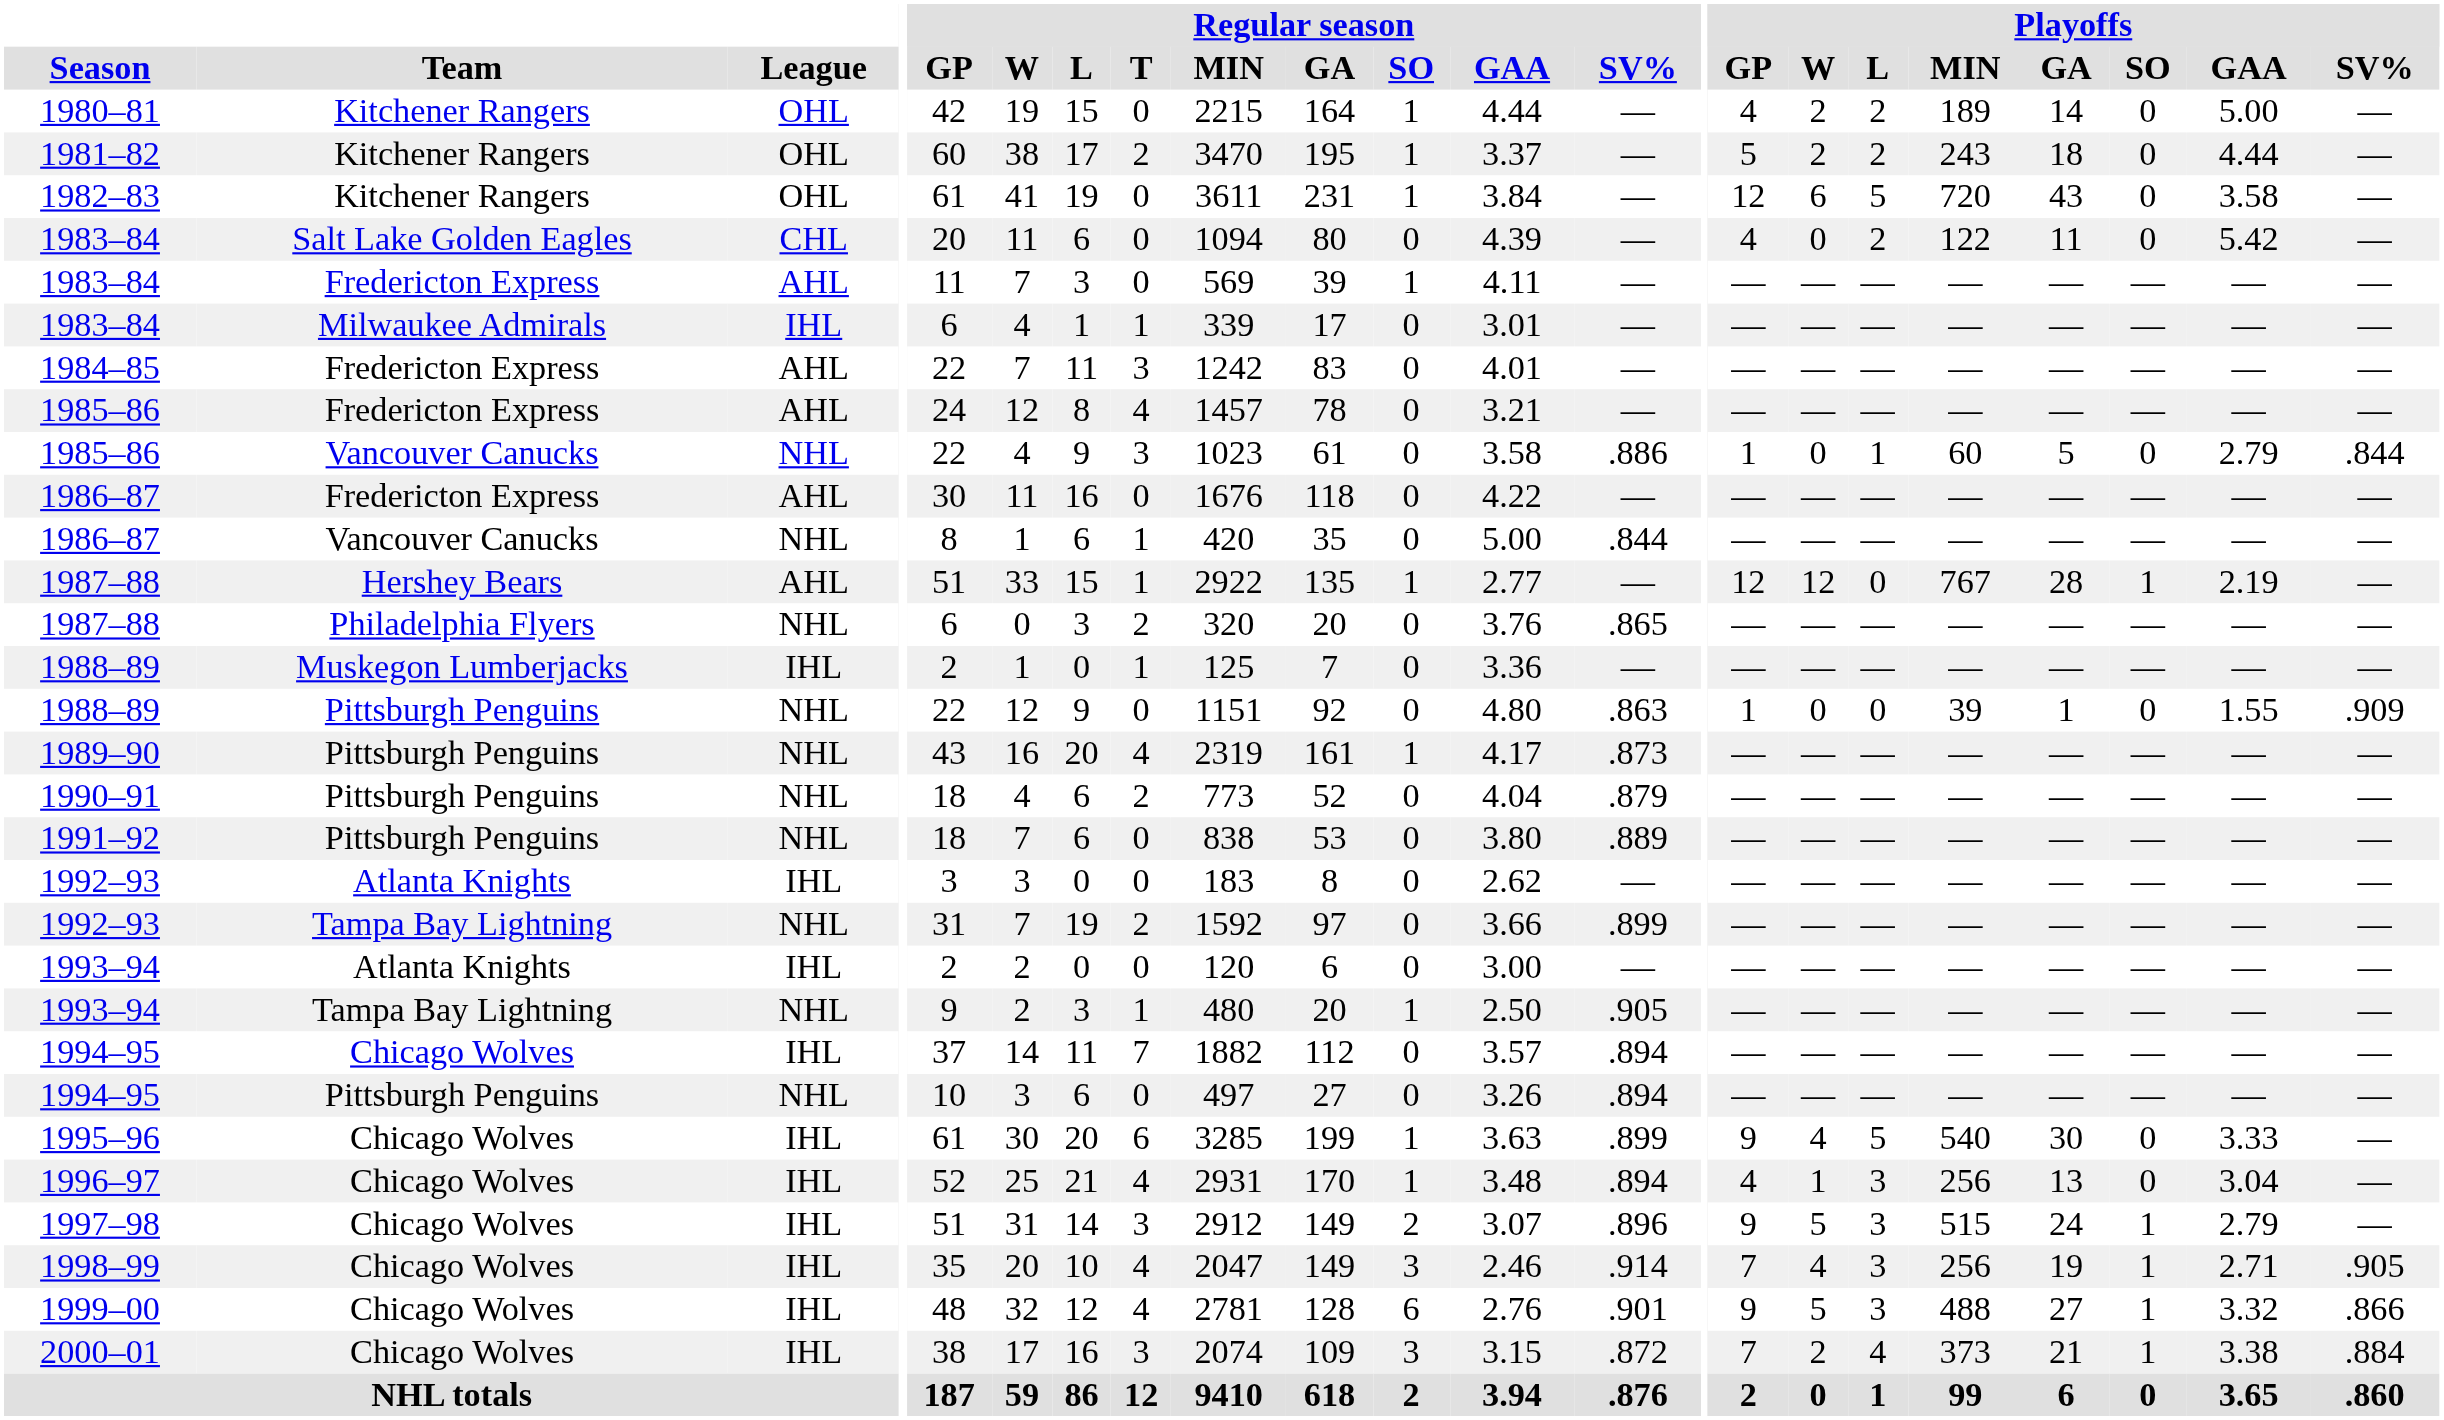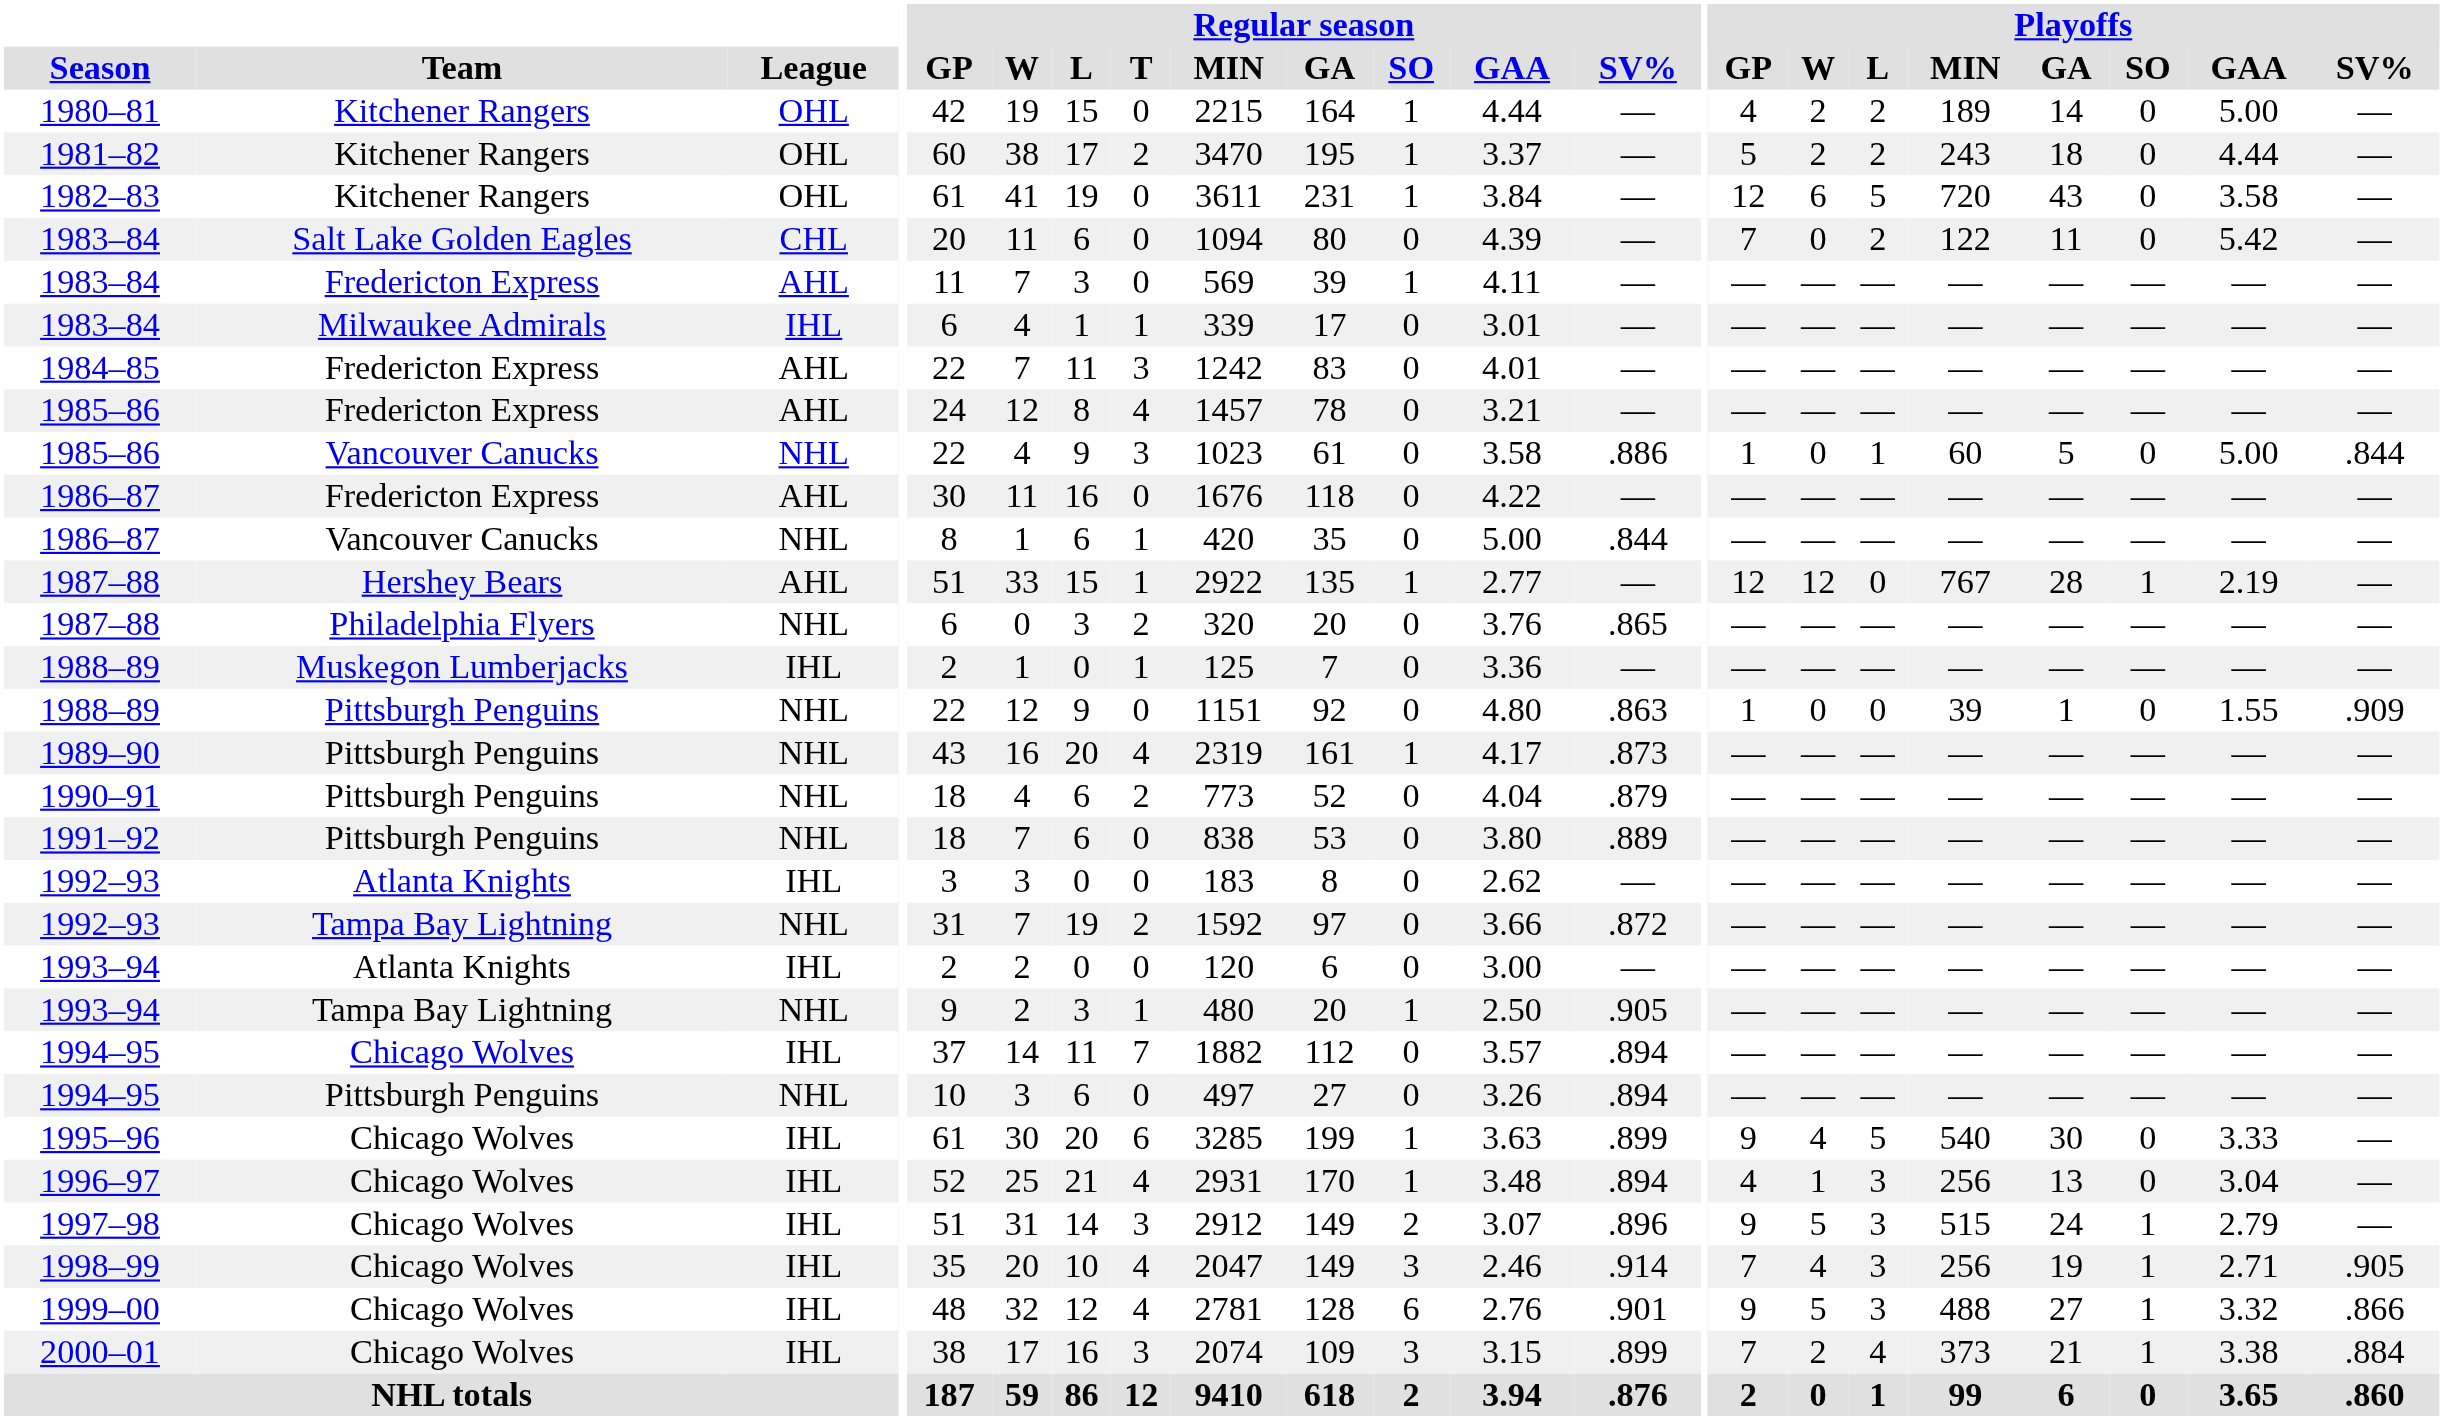(1748, 238) 4 -> (1748, 238) 7
(2249, 452) 2.79 -> (2249, 452) 5.00
(1638, 923) .899 -> (1638, 923) .872
(1638, 1351) .872 -> (1638, 1351) .899
